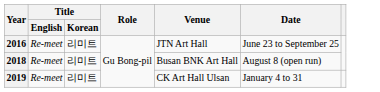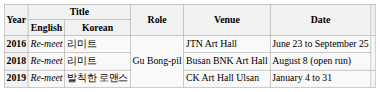(82, 78) 리미트 -> (98, 78) 발칙한 로맨스
